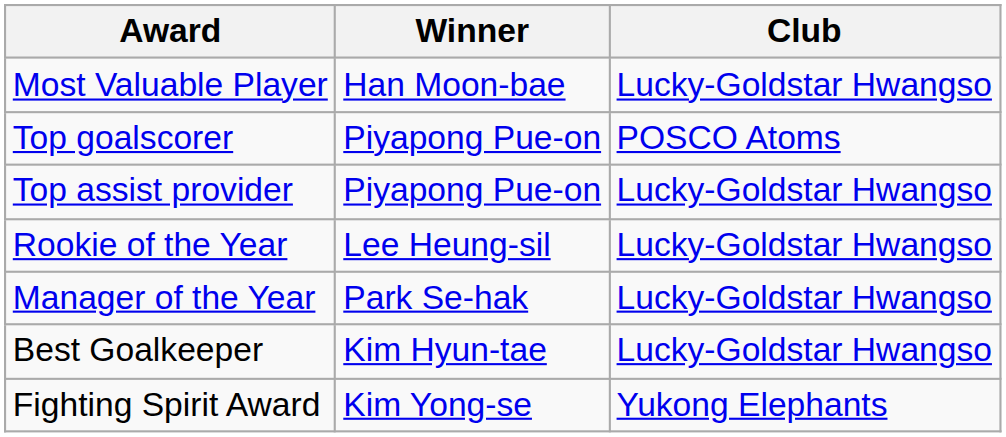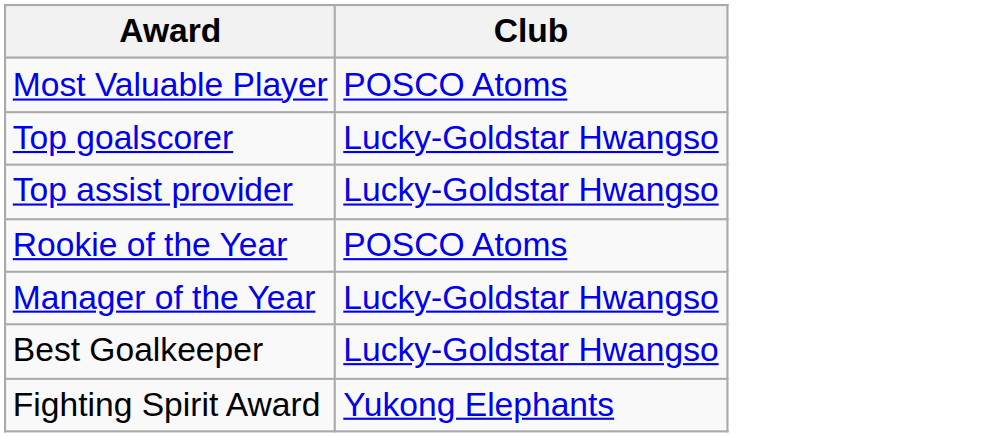- column: (472, 31)
(804, 84) Lucky-Goldstar Hwangso -> (455, 84) POSCO Atoms
(729, 137) POSCO Atoms -> (531, 137) Lucky-Goldstar Hwangso
(804, 244) Lucky-Goldstar Hwangso -> (455, 244) POSCO Atoms
